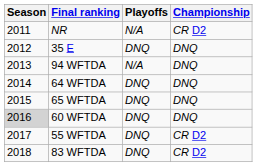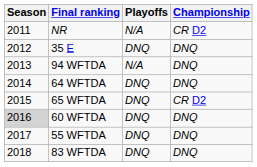(185, 100) DNQ -> (190, 100) CR D2
(190, 135) CR D2 -> (185, 135) DNQ
(190, 153) CR D2 -> (185, 153) DNQ
